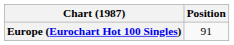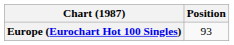(206, 31) 91 -> (206, 31) 93
